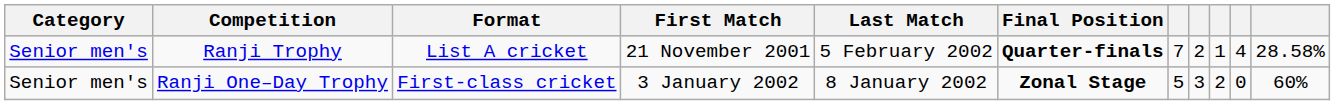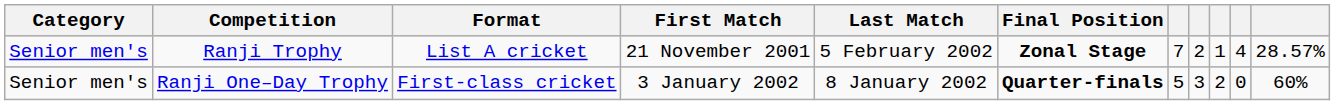(1083, 52) Quarter-finals -> (1083, 52) Zonal Stage
(1290, 52) 28.58% -> (1290, 52) 28.57%
(1083, 83) Zonal Stage -> (1083, 83) Quarter-finals
